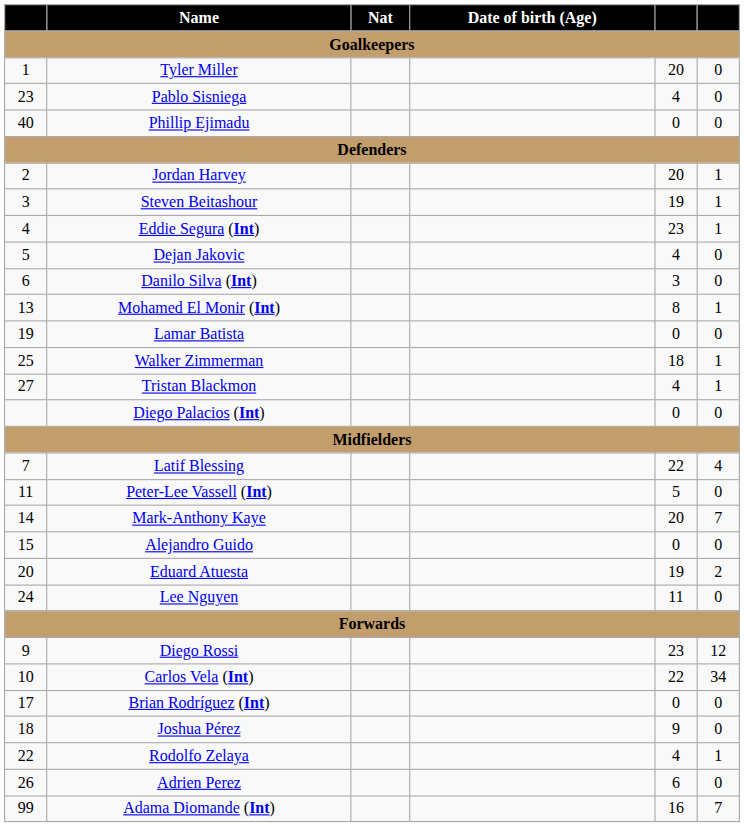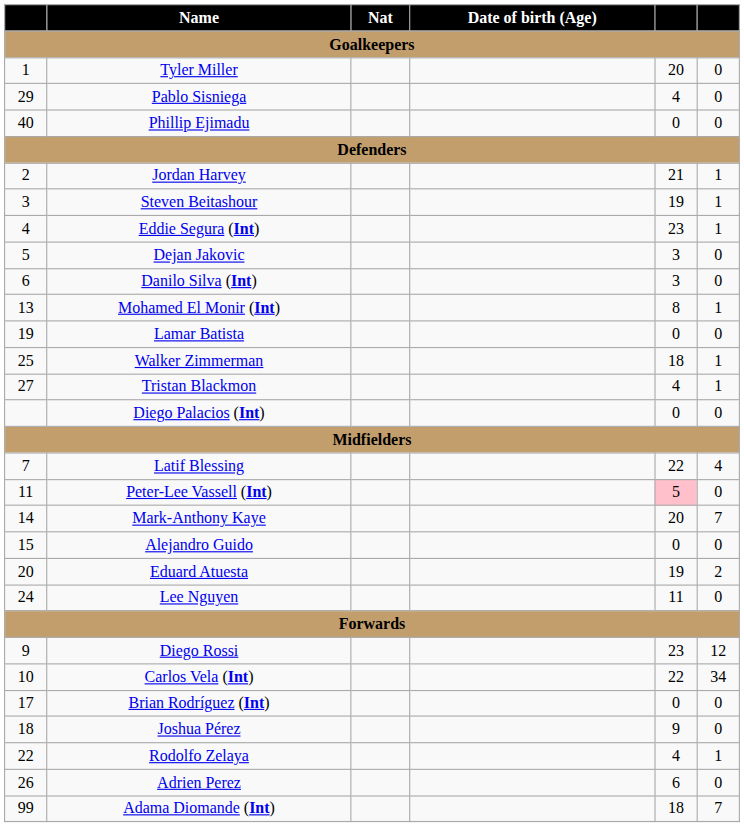(26, 97) 23 -> (26, 97) 29
(676, 176) 20 -> (676, 176) 21
(676, 255) 4 -> (676, 255) 3
(676, 492) no background -> (676, 492) pink background
(676, 808) 16 -> (676, 808) 18
